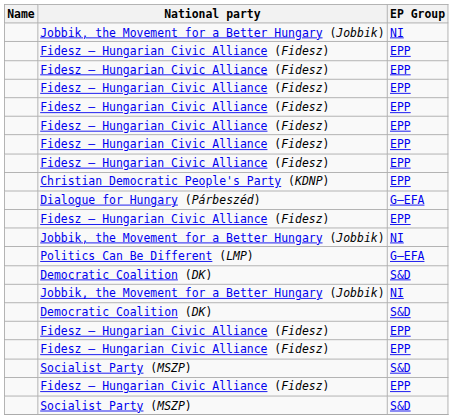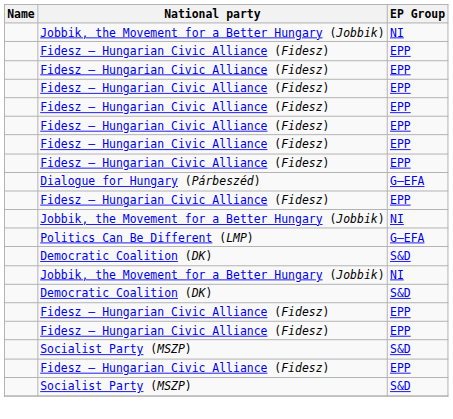- row: (185, 182)
